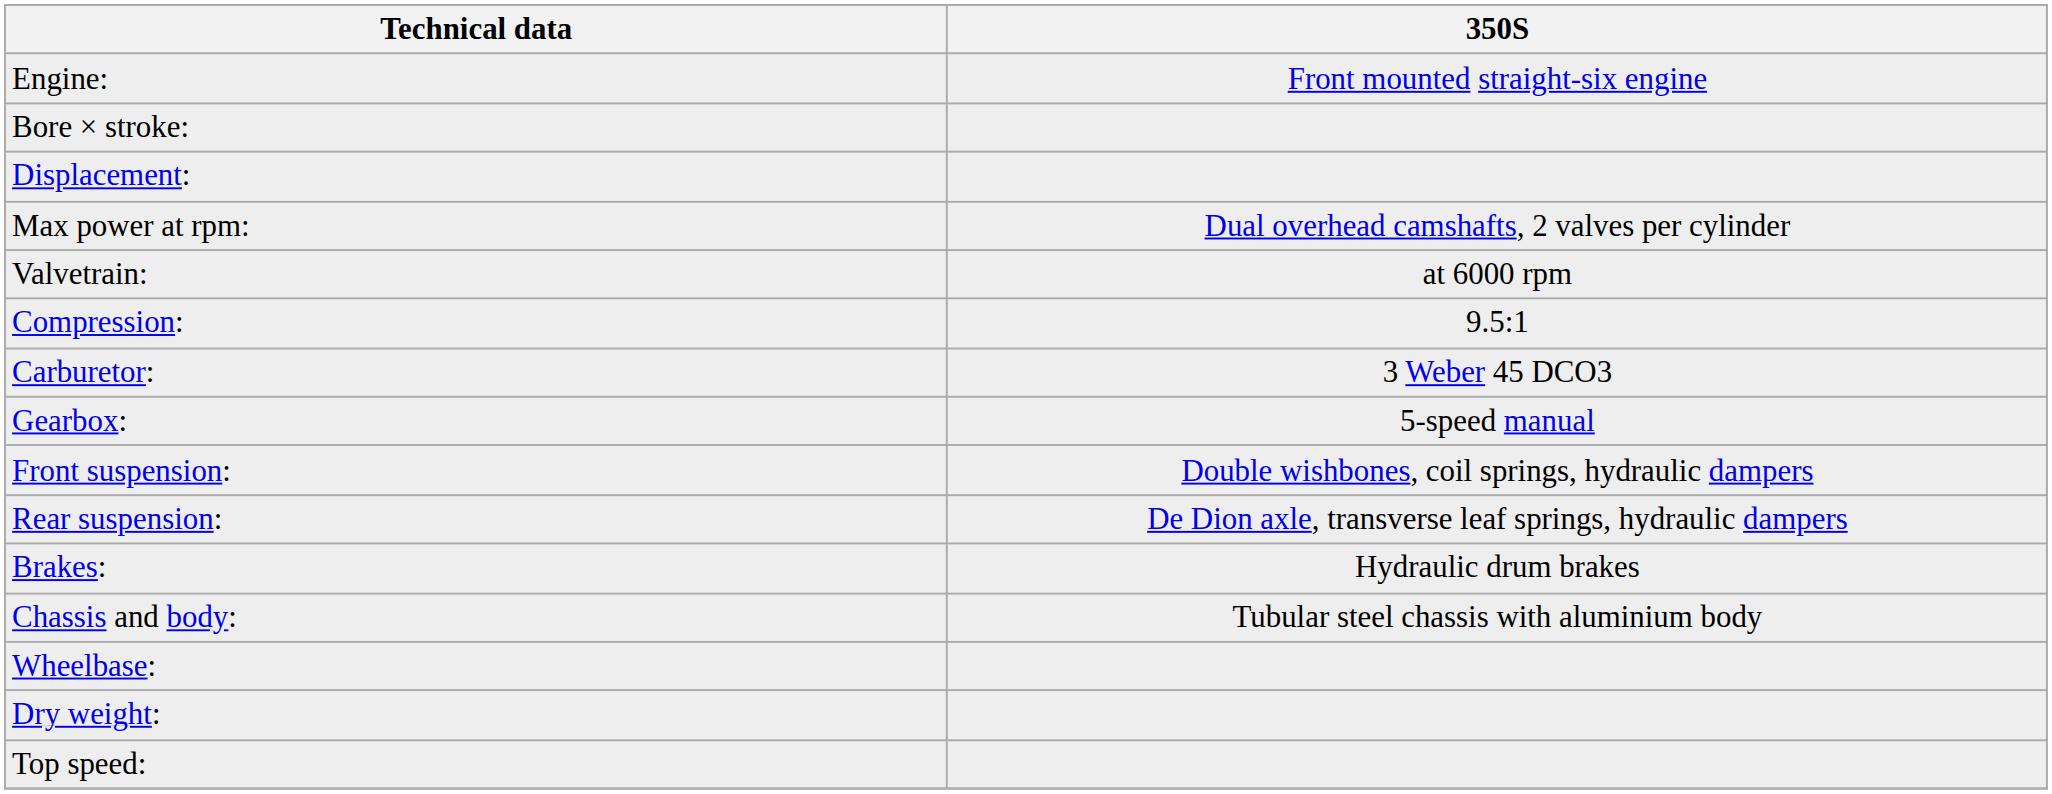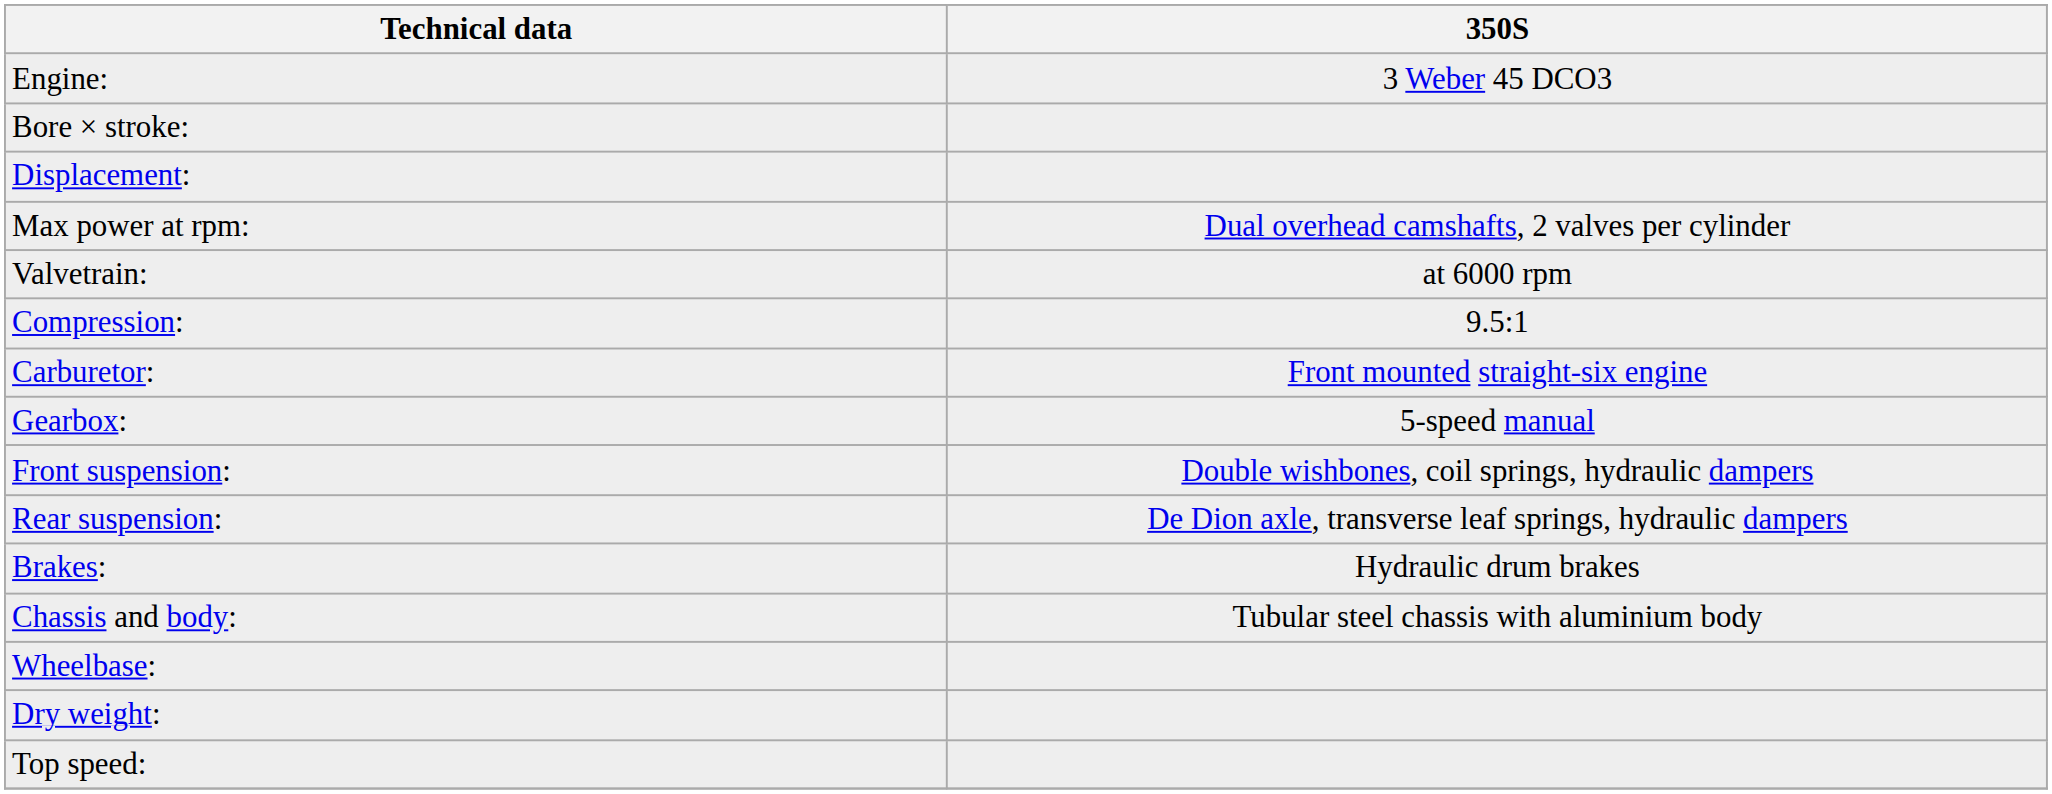(1497, 77) Front mounted straight-six engine -> (1497, 77) 3 Weber 45 DCO3
(1497, 371) 3 Weber 45 DCO3 -> (1497, 371) Front mounted straight-six engine
